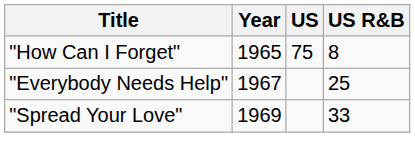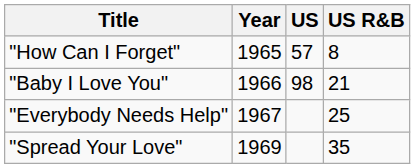(302, 52) 75 -> (302, 52) 57
+ row: (89, 83)
(339, 115) 33 -> (339, 147) 35
